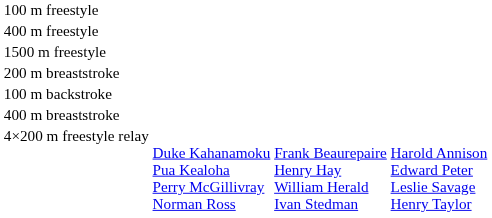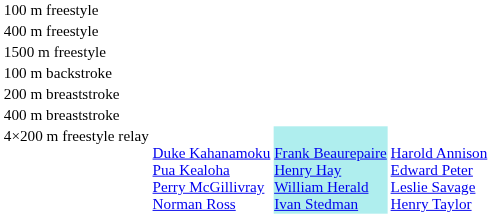rows swapped: (58, 94) <-> (62, 73)
(330, 178) no background -> (330, 178) paleturquoise background
